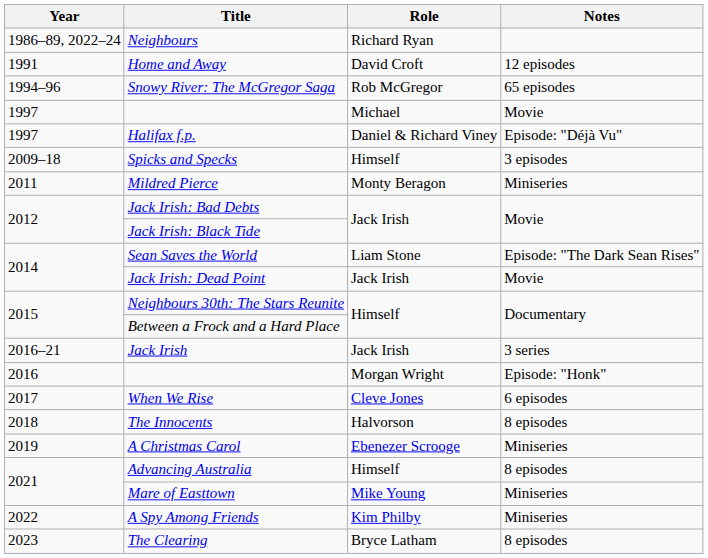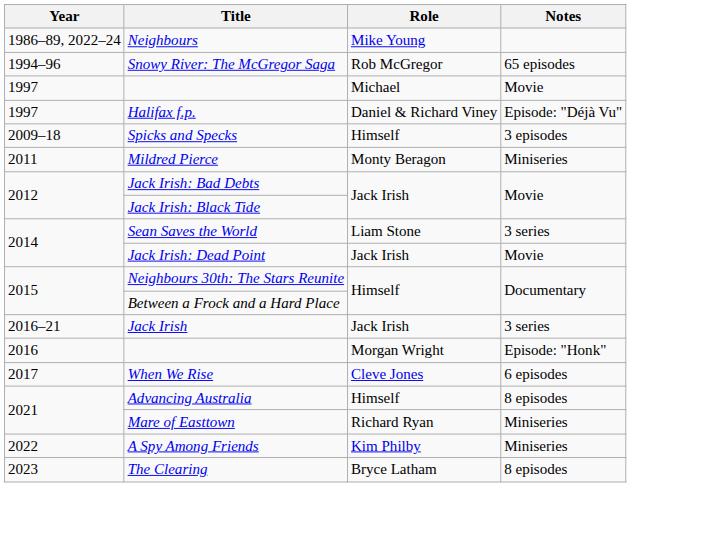(392, 40) Richard Ryan -> (388, 40) Mike Young
- row: (23, 64)
(602, 254) Episode: "The Dark Sean Rises" -> (527, 231) 3 series
- row: (23, 421)
- row: (23, 445)
(388, 493) Mike Young -> (392, 421) Richard Ryan
